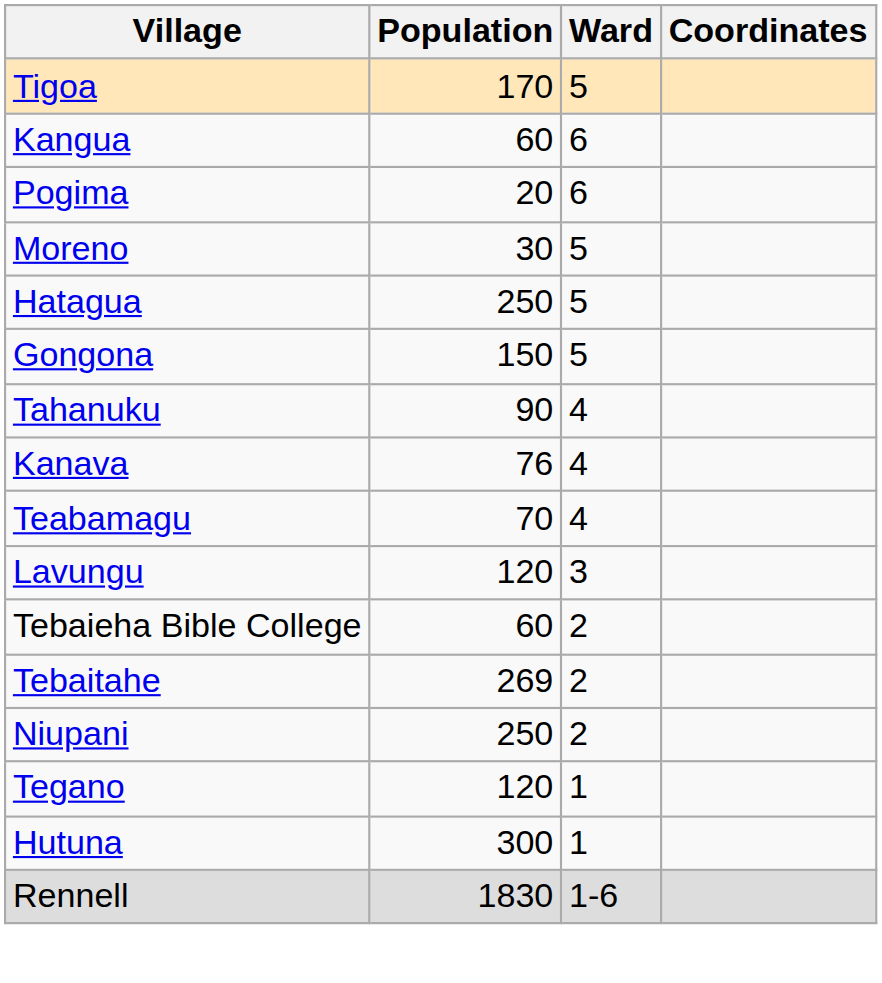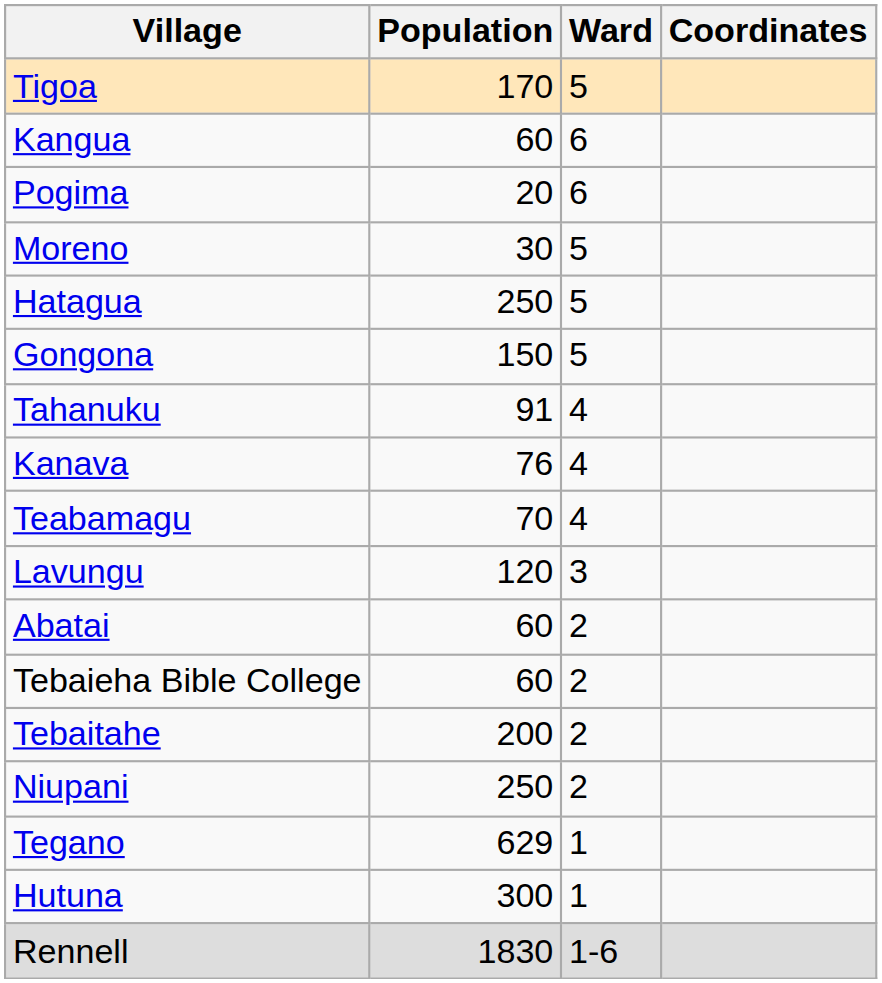(534, 409) 90 -> (534, 409) 91
+ row: (61, 626)
(525, 680) 269 -> (525, 734) 200
(525, 788) 120 -> (525, 842) 629
